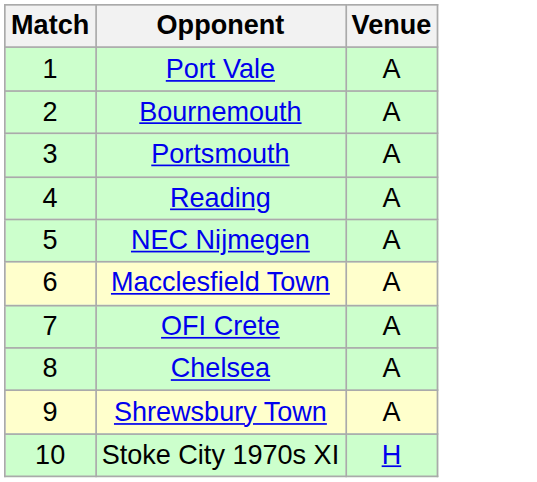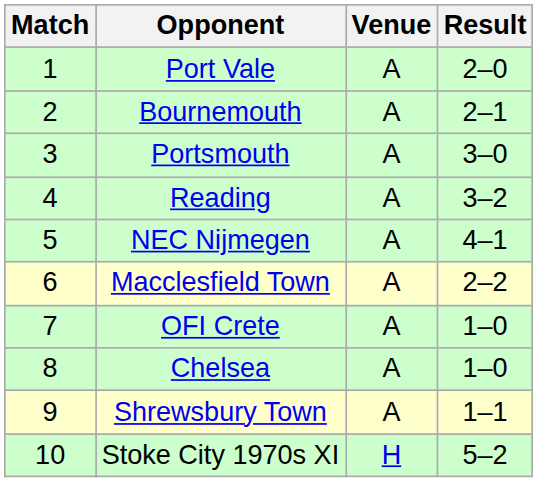+ column: (485, 25)
